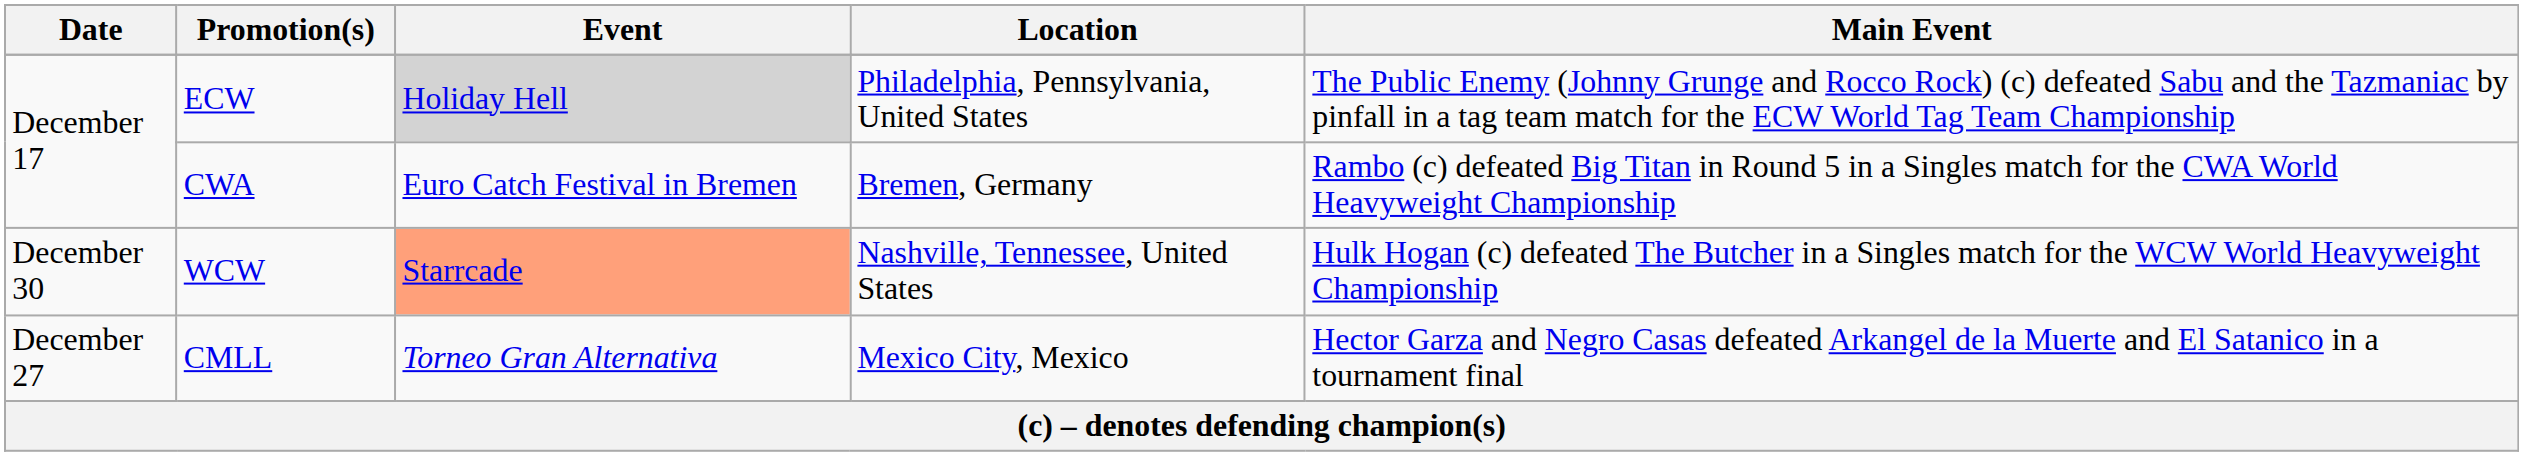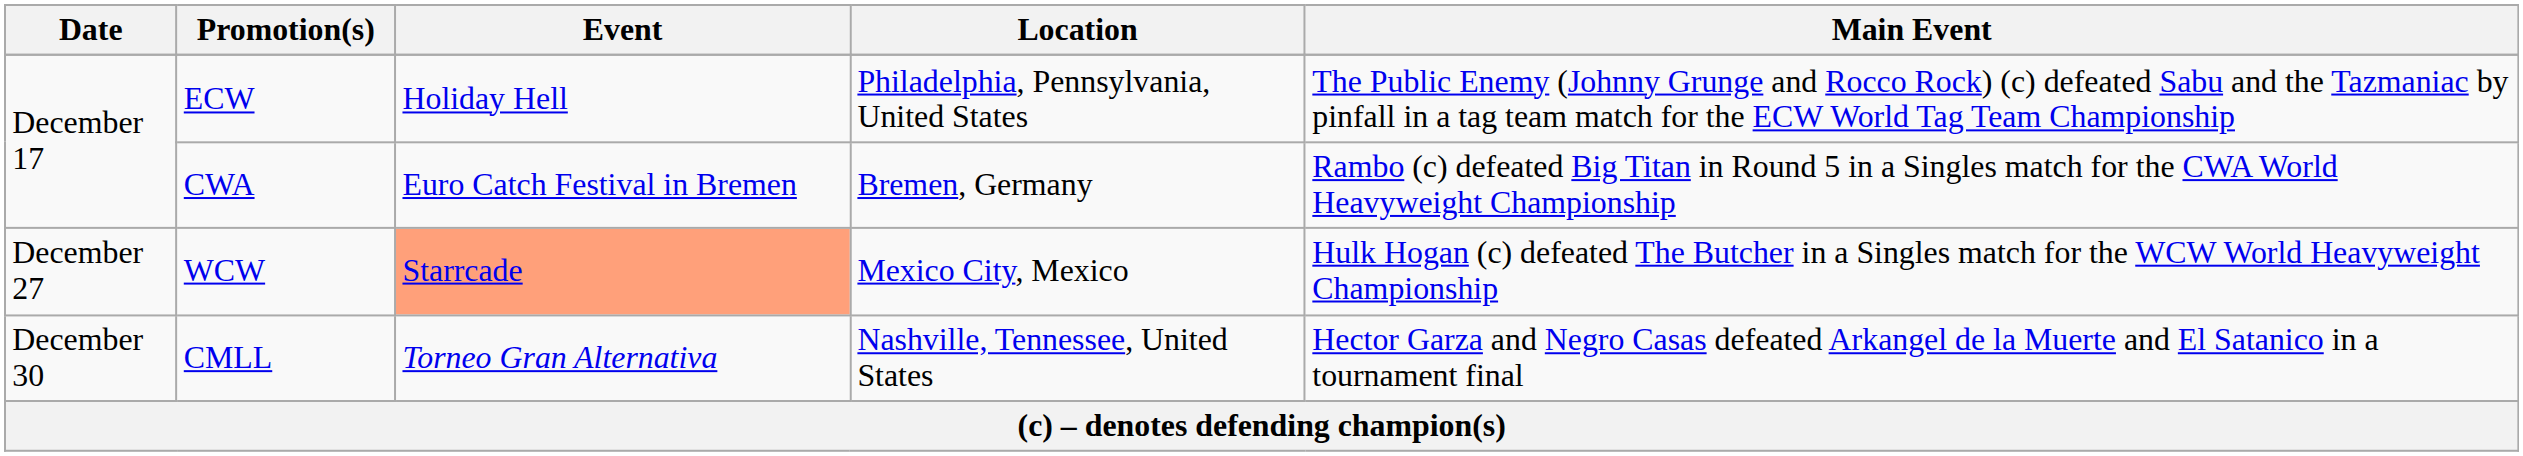(485, 98) lightgrey background -> (485, 98) no background
(78, 270) December 30 -> (78, 270) December 27
(1043, 270) Nashville, Tennessee, United States -> (993, 270) Mexico City, Mexico
(78, 357) December 27 -> (78, 357) December 30
(993, 357) Mexico City, Mexico -> (1043, 357) Nashville, Tennessee, United States
